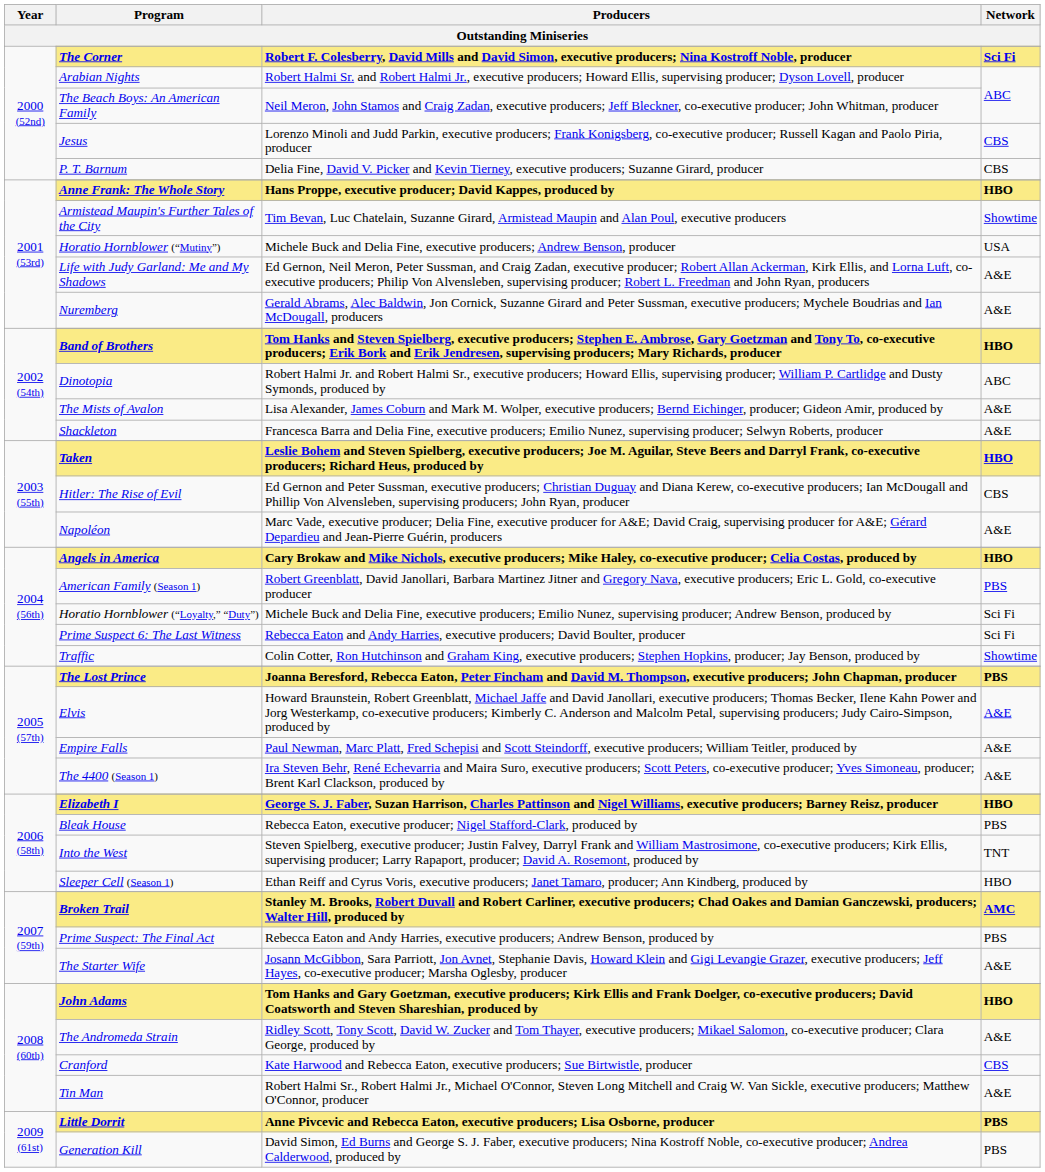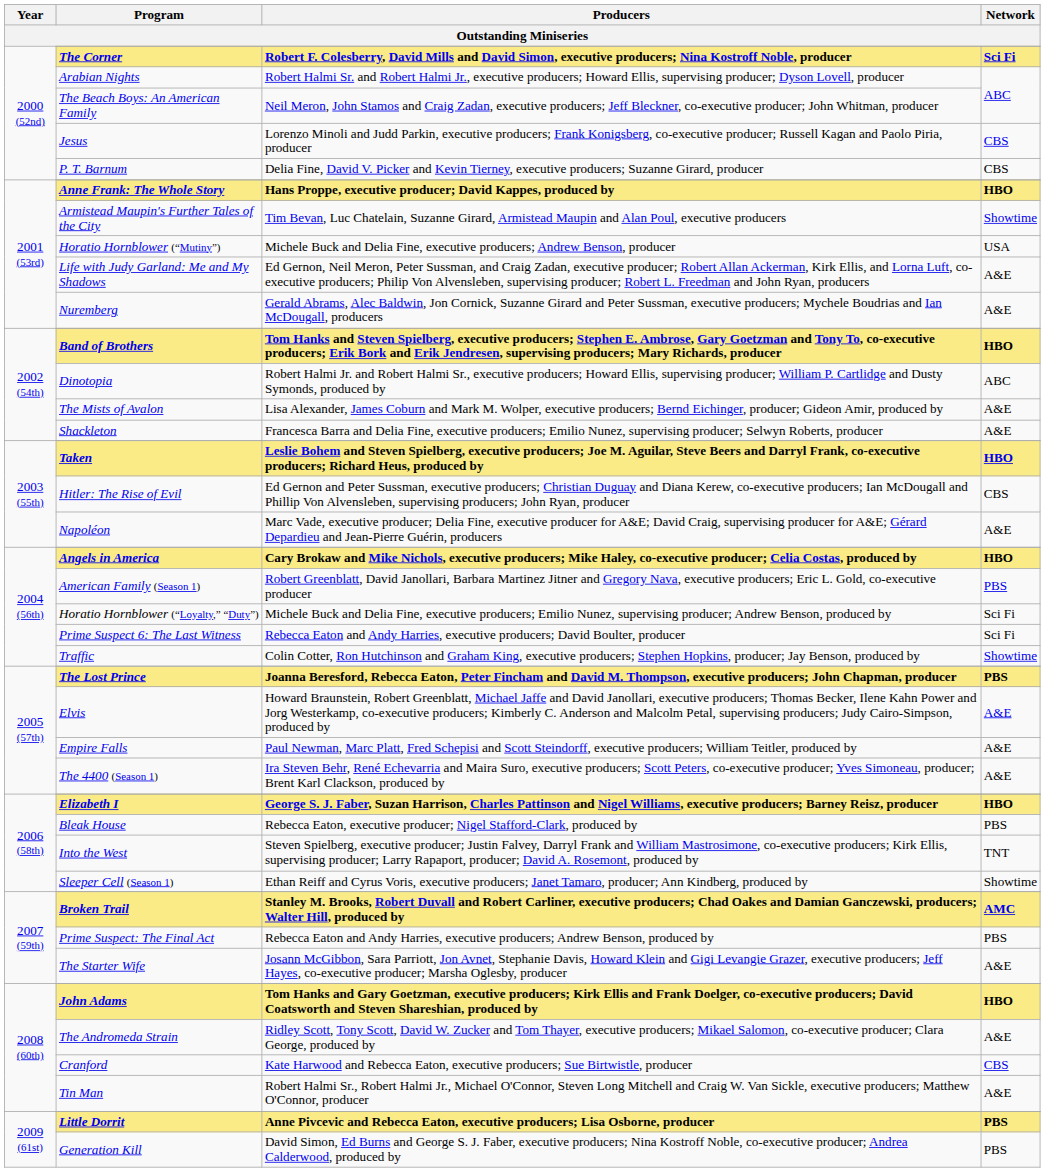(998, 881) HBO -> (1010, 881) Showtime
